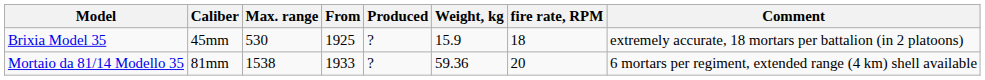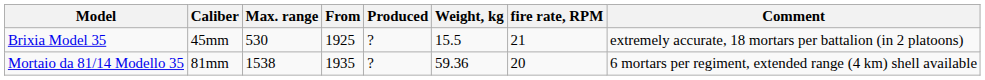(448, 39) 15.9 -> (448, 39) 15.5
(518, 39) 18 -> (518, 39) 21
(340, 63) 1933 -> (340, 63) 1935
